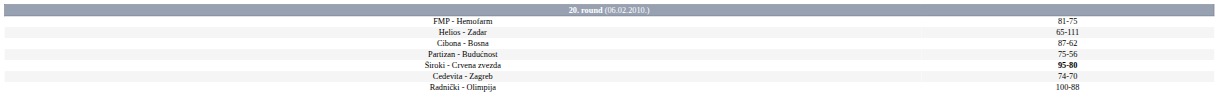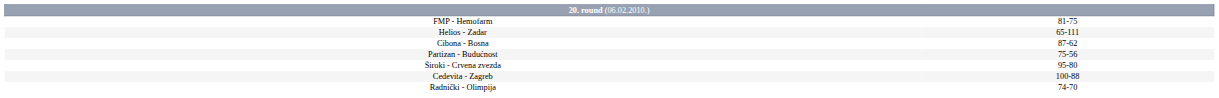(1068, 65) bold -> (1068, 65) normal
(1068, 76) 74-70 -> (1068, 76) 100-88
(1068, 87) 100-88 -> (1068, 87) 74-70
